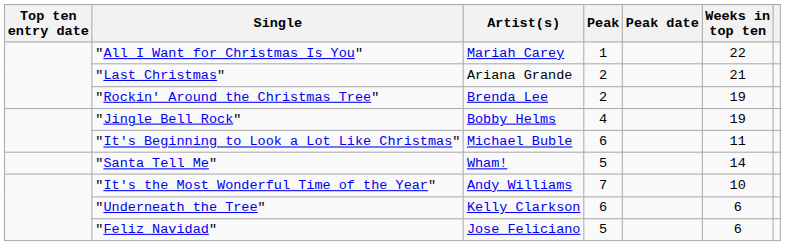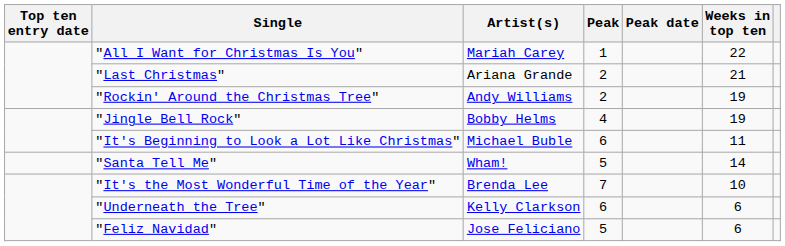(507, 97) Brenda Lee -> (520, 97) Andy Williams
(520, 185) Andy Williams -> (507, 185) Brenda Lee
